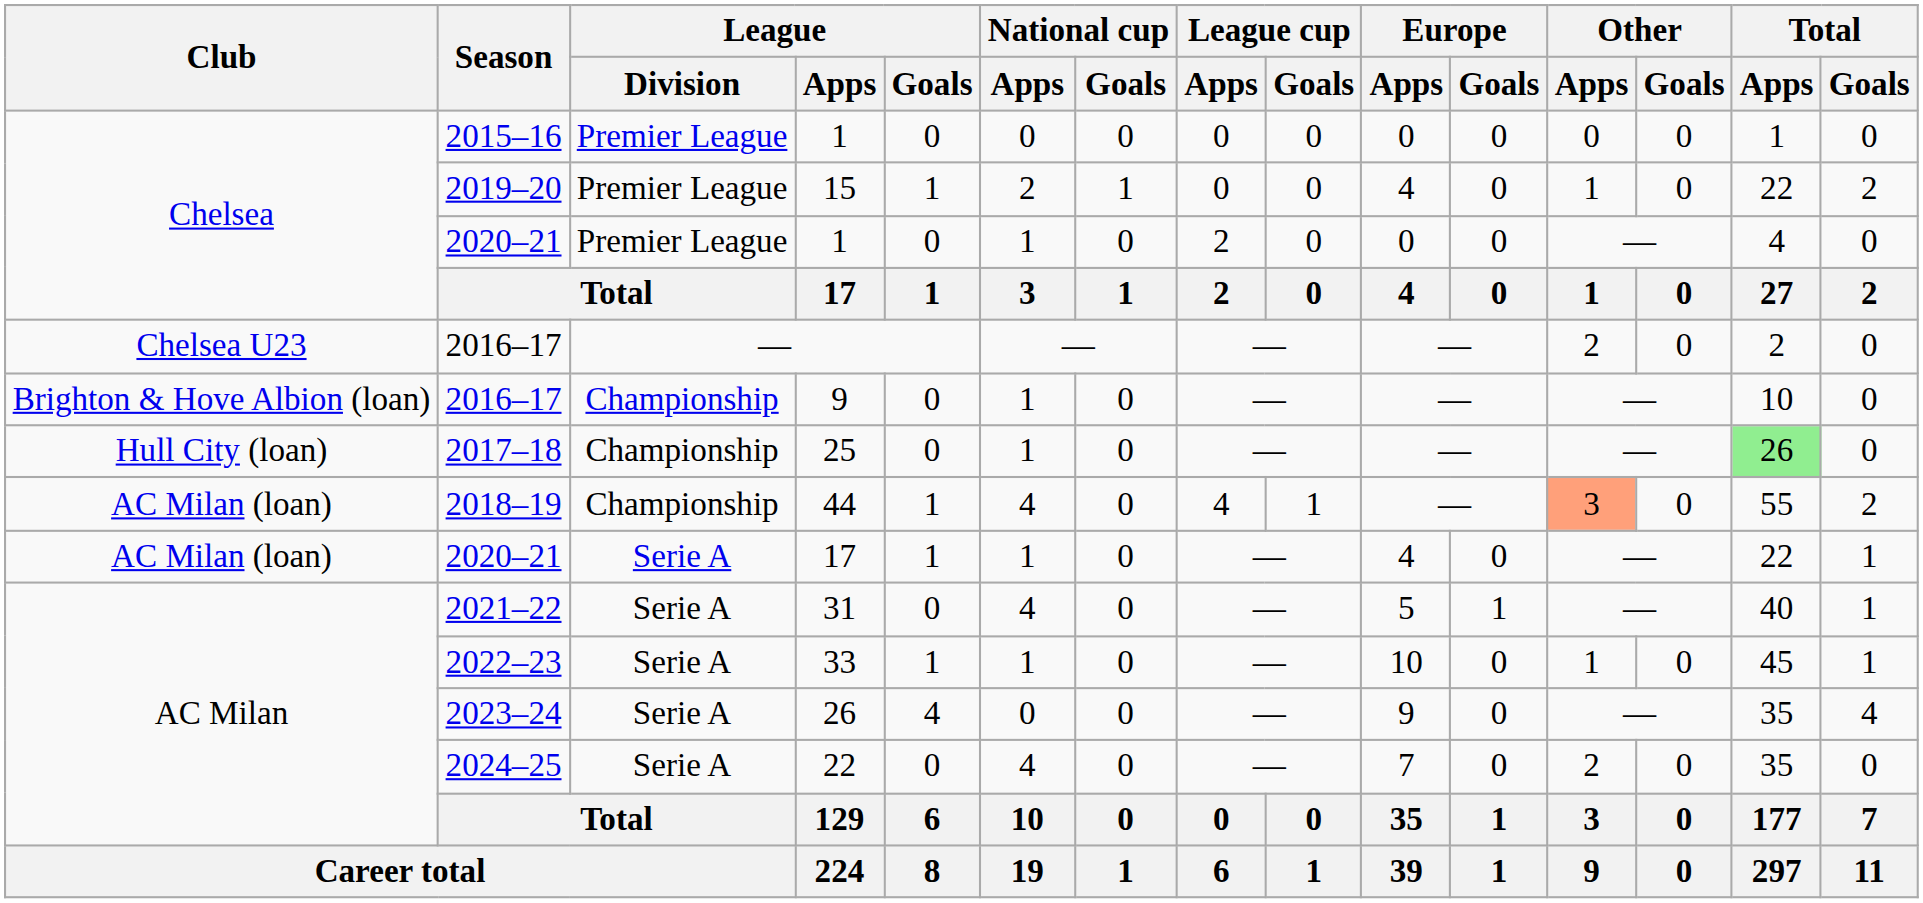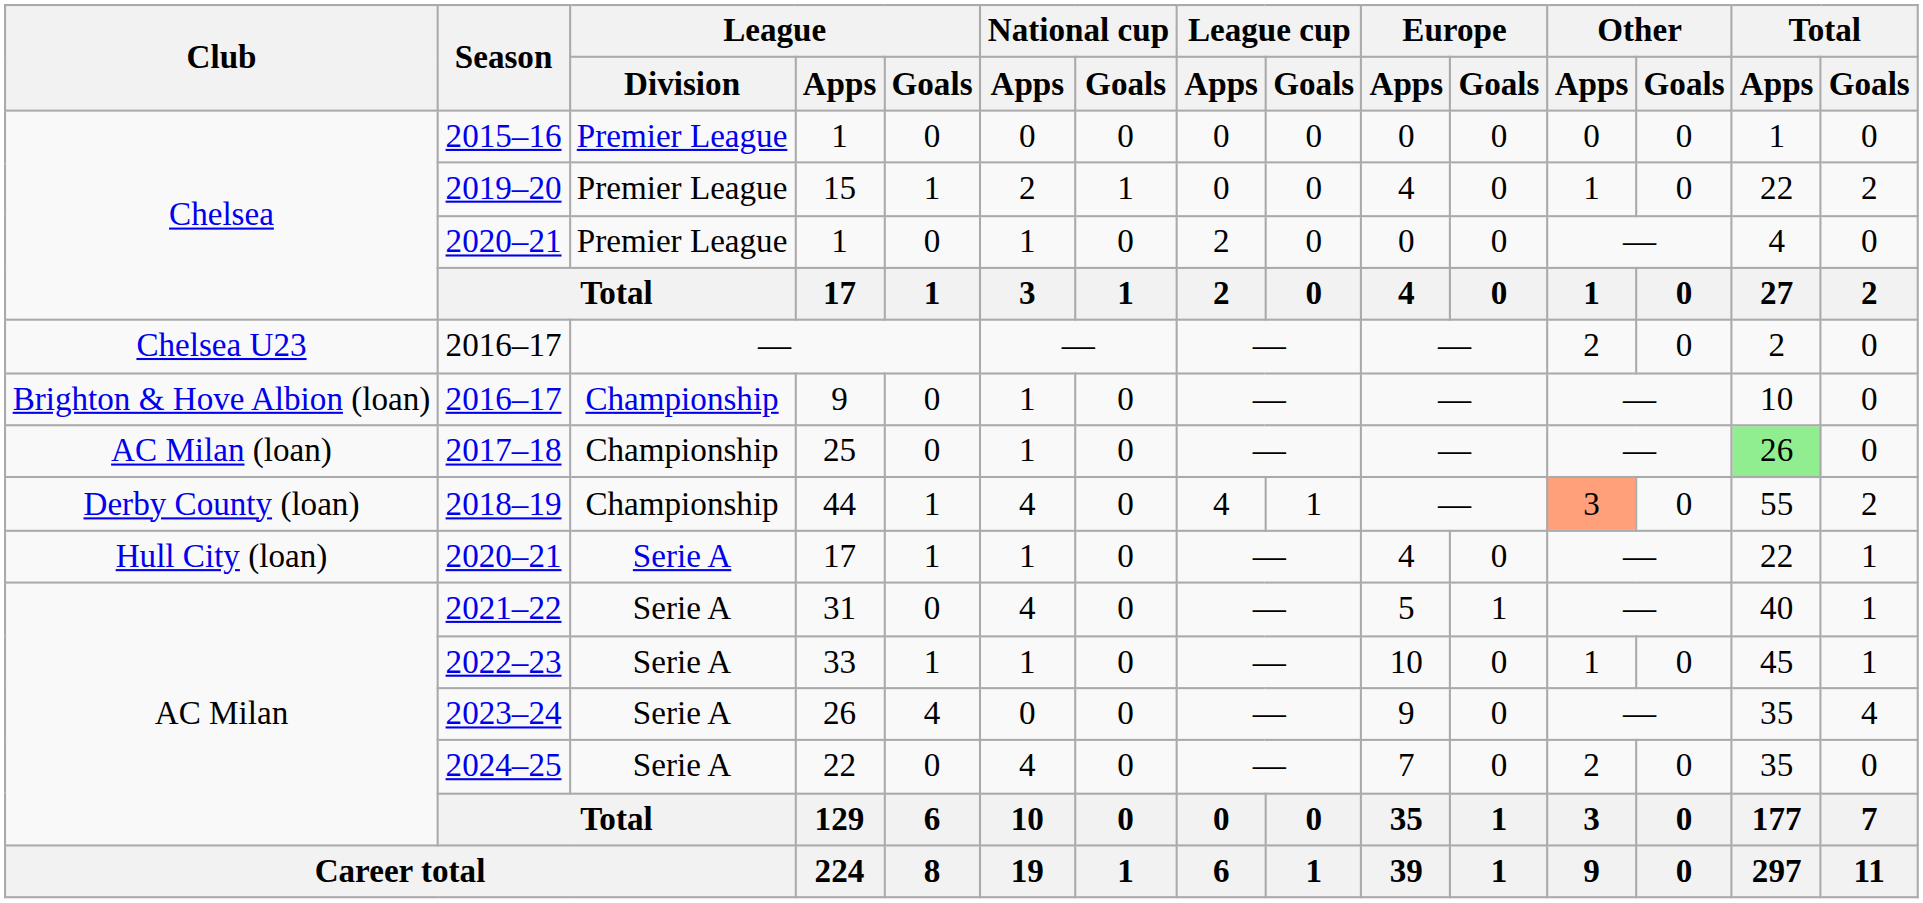(221, 450) Hull City (loan) -> (221, 450) AC Milan (loan)
(221, 503) AC Milan (loan) -> (221, 503) Derby County (loan)
(221, 556) AC Milan (loan) -> (221, 556) Hull City (loan)
